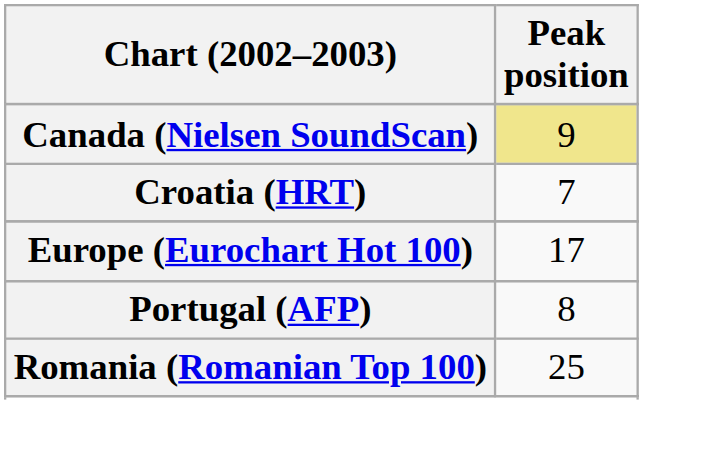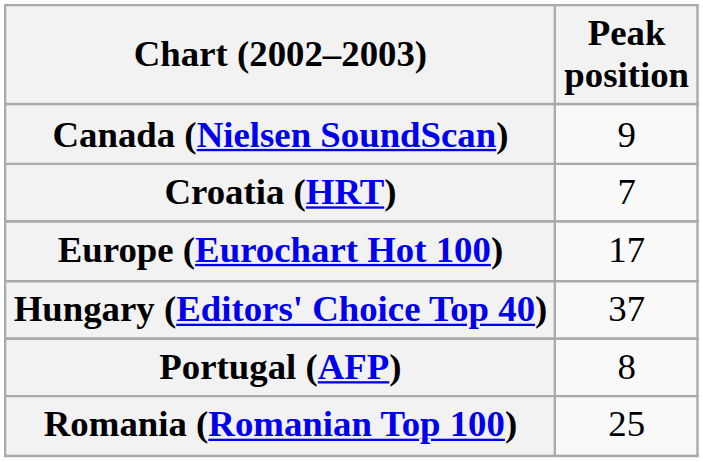(566, 133) khaki background -> (627, 133) no background
+ row: (280, 308)
